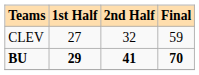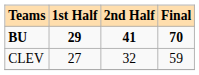rows swapped: (18, 59) <-> (26, 37)
